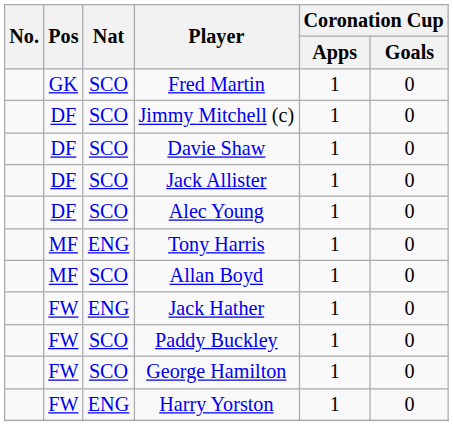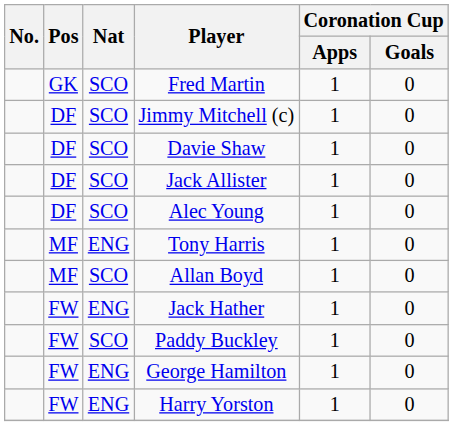(109, 372) SCO -> (109, 372) ENG
